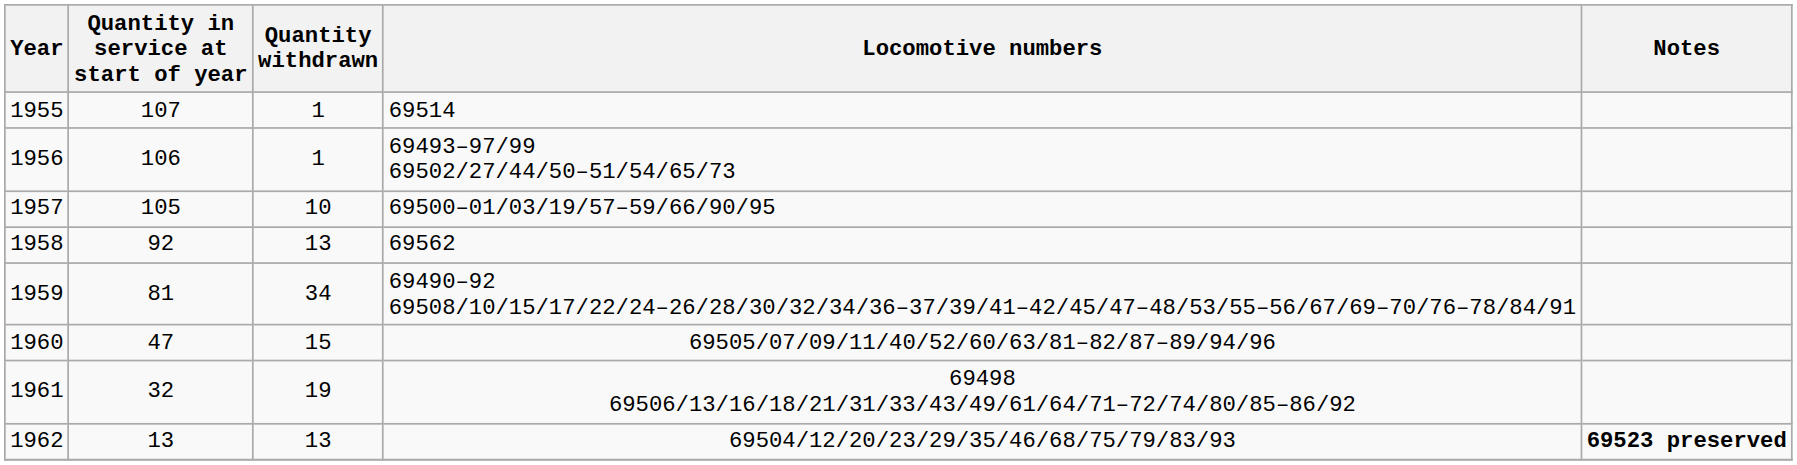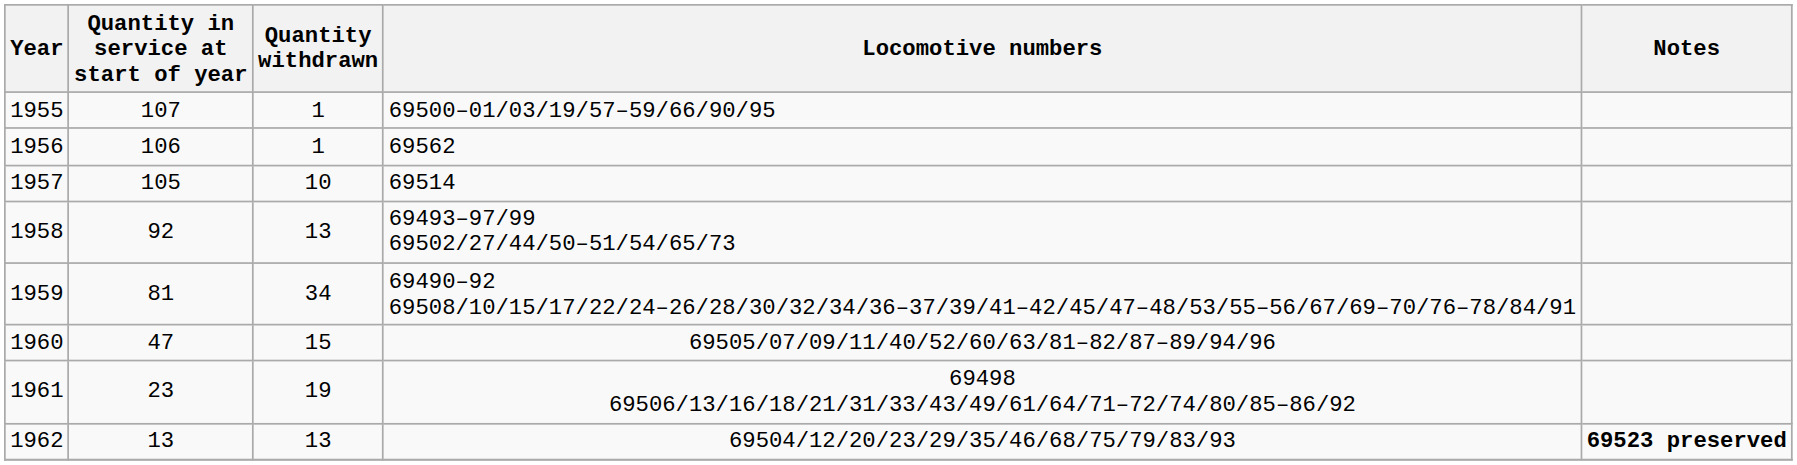(422, 111) 69514 -> (582, 111) 69500–01/03/19/57–59/66/90/95
(562, 160) 69493–97/99 69502/27/44/50–51/54/65/73 -> (422, 147) 69562
(582, 209) 69500–01/03/19/57–59/66/90/95 -> (422, 183) 69514
(422, 245) 69562 -> (562, 232) 69493–97/99 69502/27/44/50–51/54/65/73
(161, 392) 32 -> (161, 392) 23
